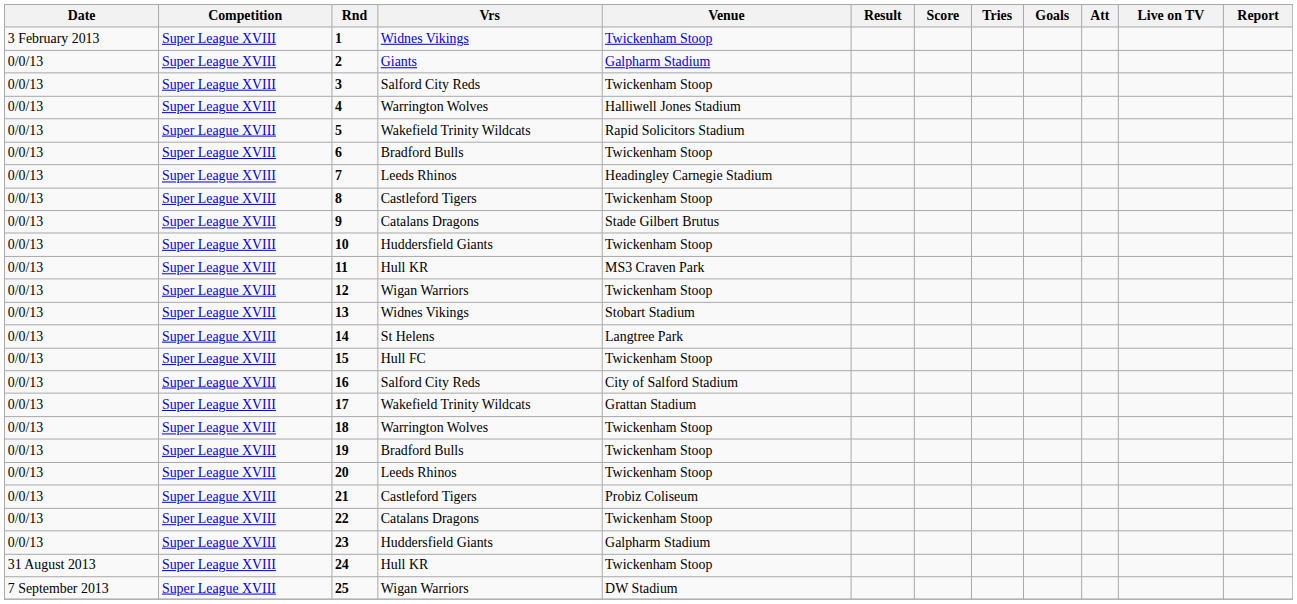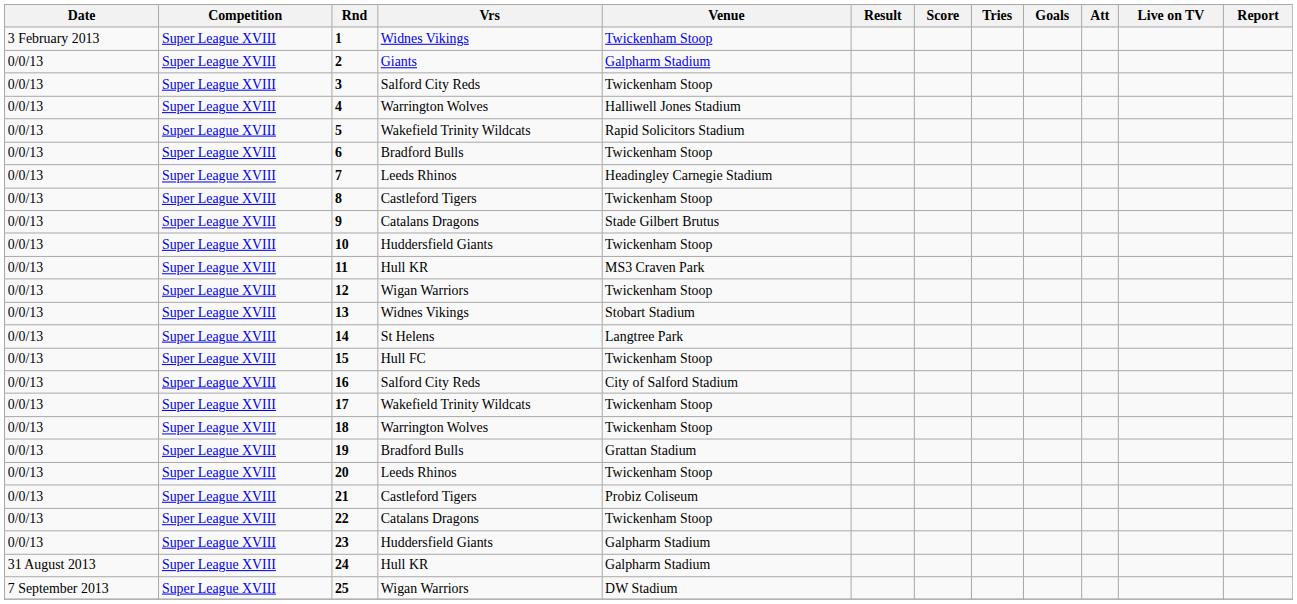(651, 404) Grattan Stadium -> (659, 404) Twickenham Stoop
(659, 450) Twickenham Stoop -> (651, 450) Grattan Stadium
(659, 564) Twickenham Stoop -> (658, 564) Galpharm Stadium
